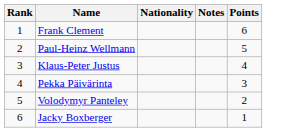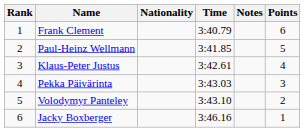+ column: (215, 13)
